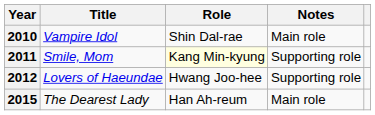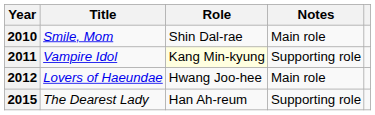(80, 36) Vampire Idol -> (78, 36) Smile, Mom
(78, 57) Smile, Mom -> (80, 57) Vampire Idol
(316, 78) Supporting role -> (298, 78) Main role
(298, 99) Main role -> (316, 99) Supporting role
